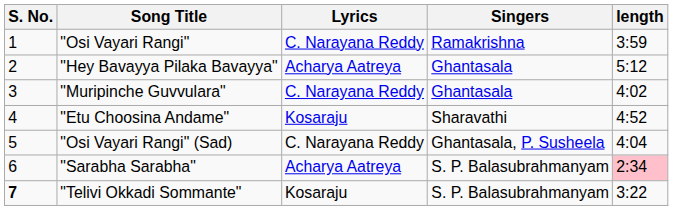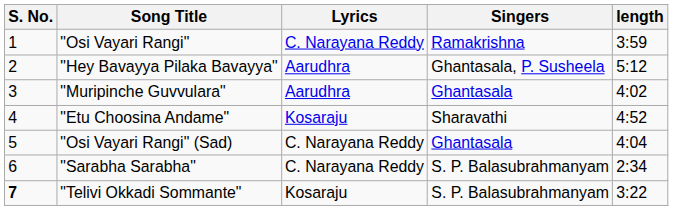(343, 67) Acharya Aatreya -> (317, 67) Aarudhra
(472, 67) Ghantasala -> (518, 67) Ghantasala, P. Susheela
(354, 92) C. Narayana Reddy -> (317, 92) Aarudhra
(518, 142) Ghantasala, P. Susheela -> (472, 142) Ghantasala
(343, 167) Acharya Aatreya -> (354, 167) C. Narayana Reddy
(632, 167) pink background -> (632, 167) no background
